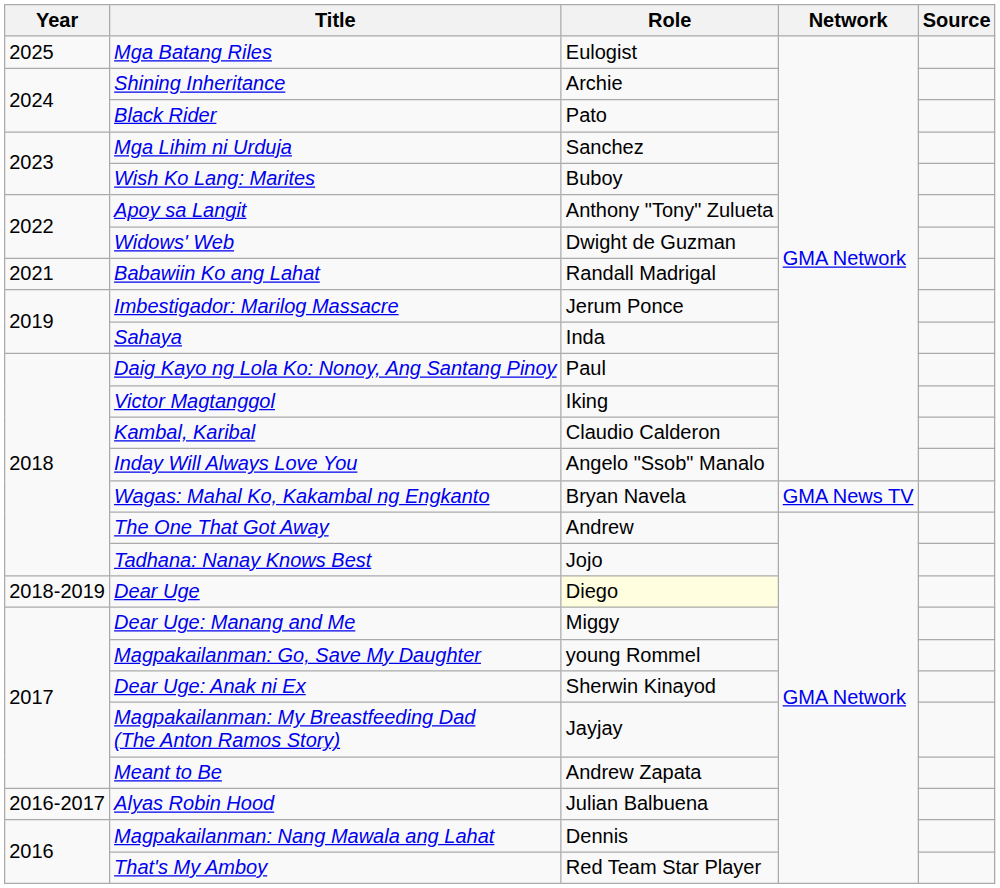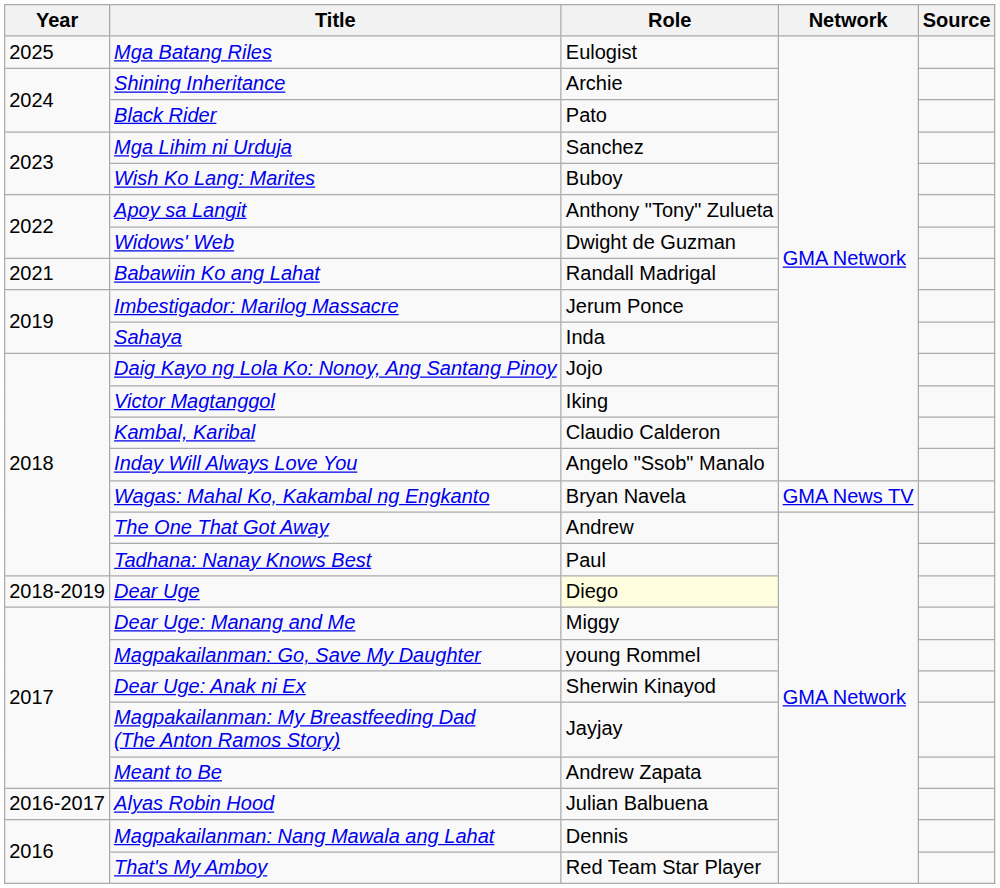(586, 369) Paul -> (584, 369) Jojo
(584, 559) Jojo -> (586, 559) Paul
